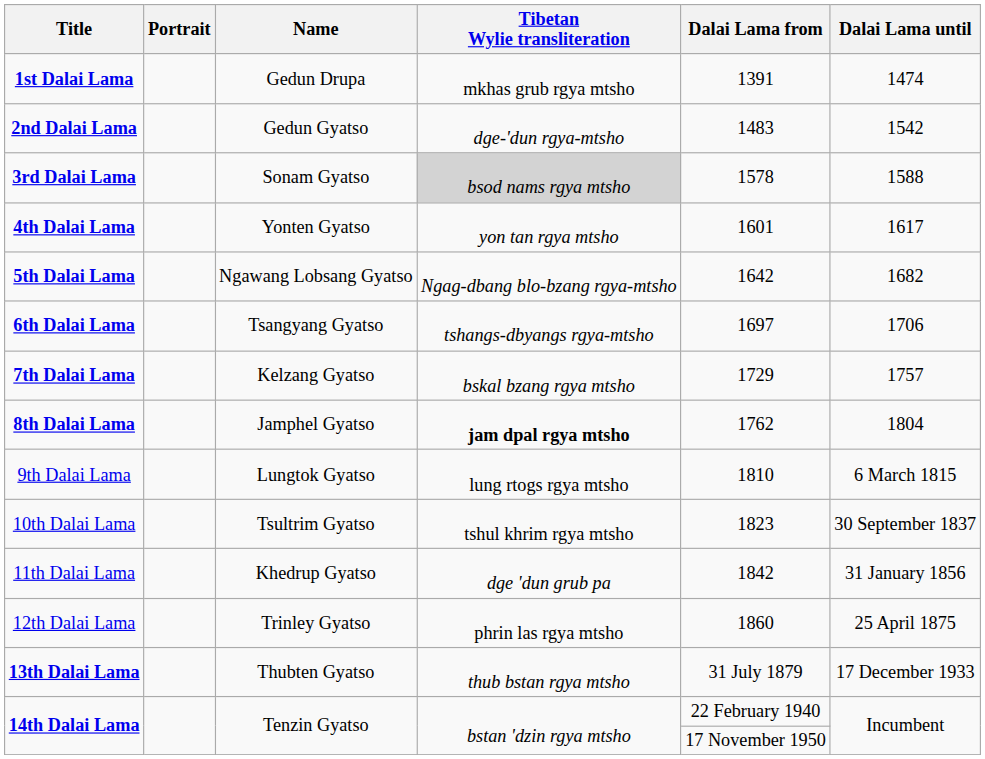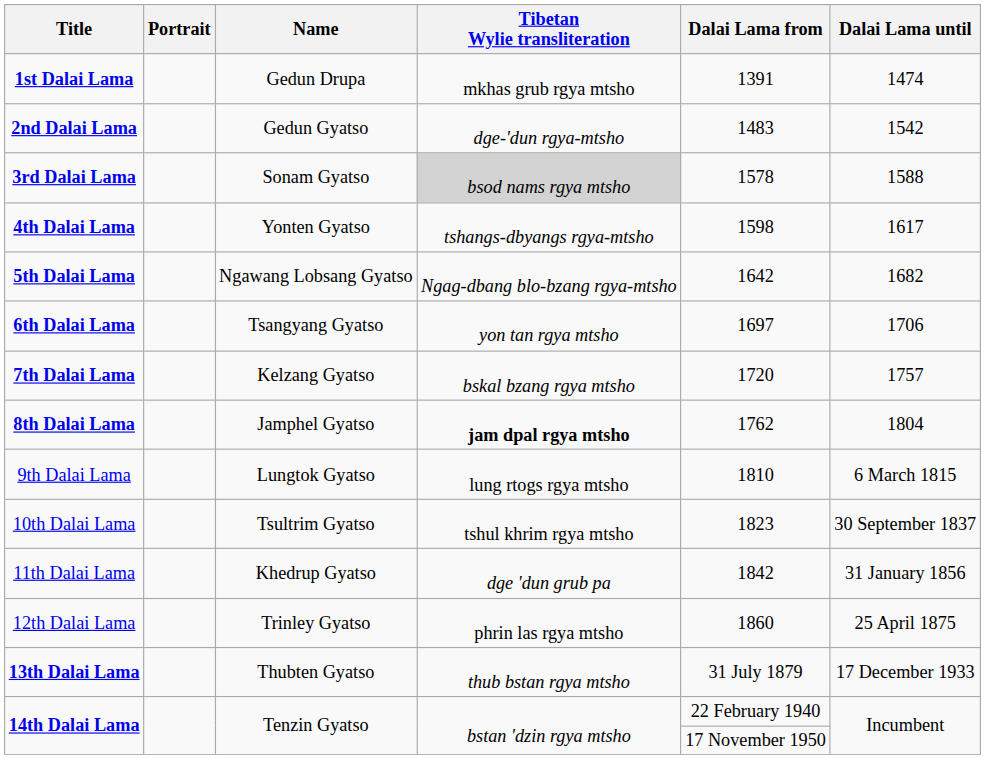(549, 237) yon tan rgya mtsho -> (549, 237) tshangs-dbyangs rgya-mtsho
(756, 227) 1601 -> (756, 227) 1598
(549, 336) tshangs-dbyangs rgya-mtsho -> (549, 336) yon tan rgya mtsho
(756, 375) 1729 -> (756, 375) 1720
